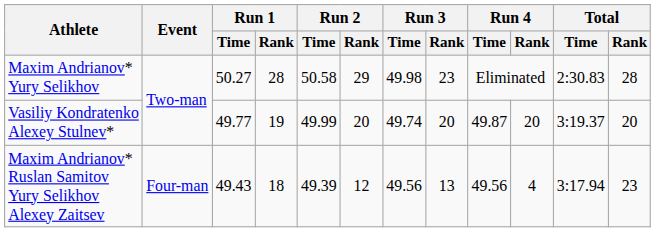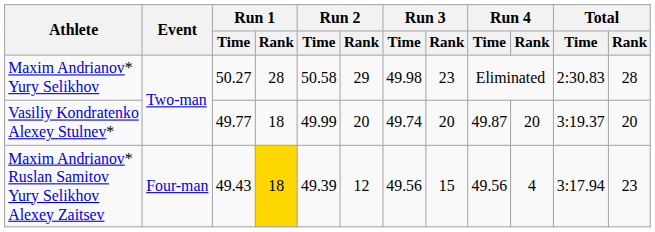(276, 122) 19 -> (276, 122) 18
(276, 186) no background -> (276, 186) gold background
(447, 186) 13 -> (447, 186) 15
